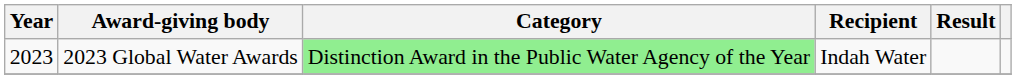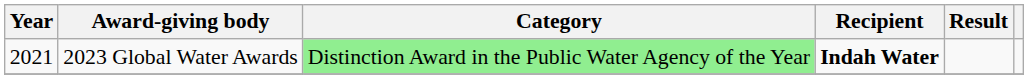(31, 56) 2023 -> (31, 56) 2021
(873, 56) normal -> (880, 56) bold
